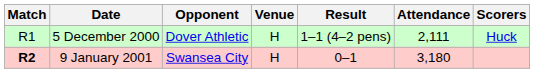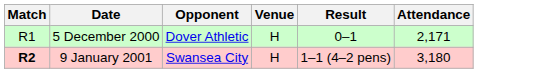- column: (502, 15)
(346, 36) 1–1 (4–2 pens) -> (346, 36) 0–1
(434, 36) 2,111 -> (434, 36) 2,171
(346, 57) 0–1 -> (346, 57) 1–1 (4–2 pens)
